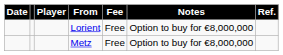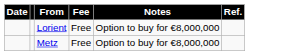- column: (51, 12)
